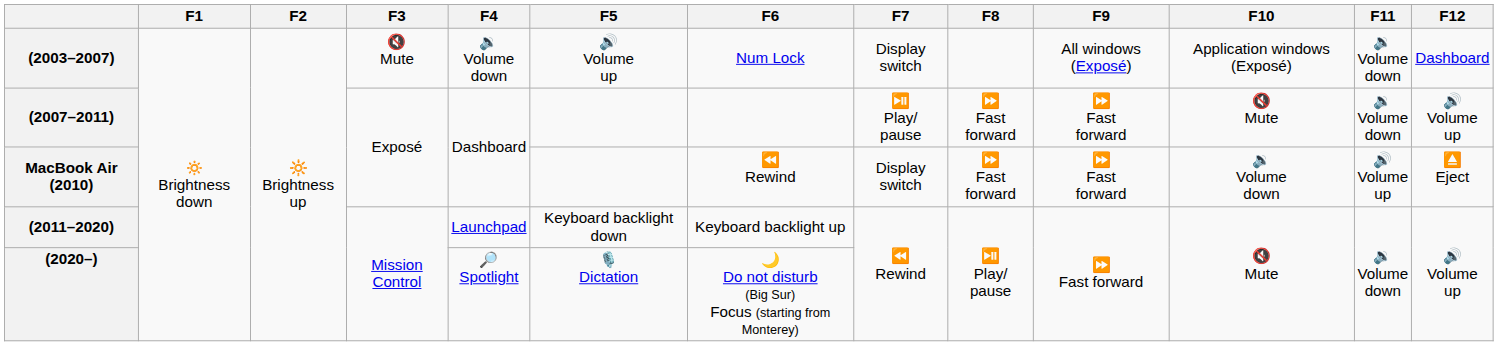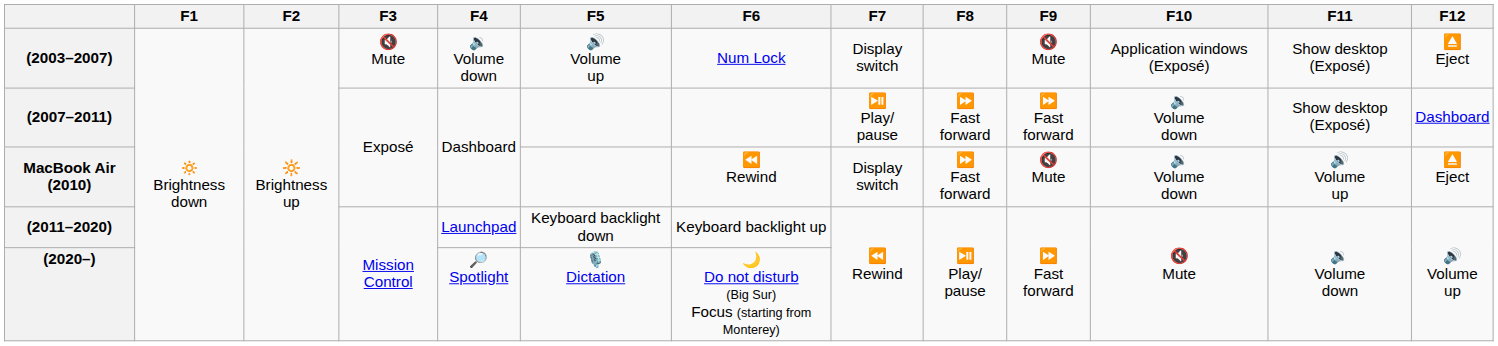(1101, 58) All windows (Exposé) -> (1048, 58) 🔇 Mute
(1383, 58) 🔉 Volume down -> (1340, 58) Show desktop (Exposé)
(1452, 58) Dashboard -> (1452, 58) ⏏️ Eject
(1261, 117) 🔇 Mute -> (1179, 117) 🔉 Volume down
(1383, 117) 🔉 Volume down -> (1340, 117) Show desktop (Exposé)
(1452, 117) 🔊 Volume up -> (1452, 117) Dashboard
(1101, 177) ⏩️ Fast forward -> (1048, 177) 🔇 Mute
